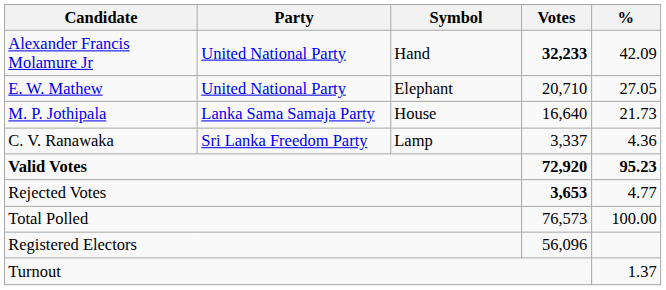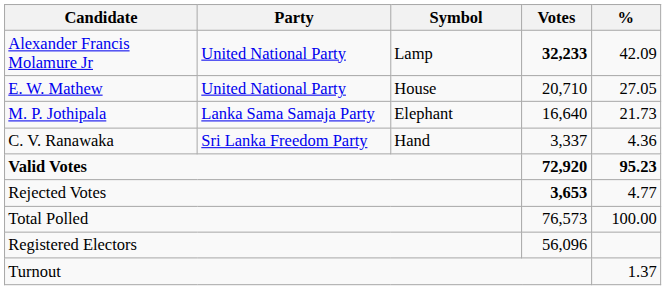(412, 52) Hand -> (414, 52) Lamp
(424, 88) Elephant -> (415, 88) House
(415, 114) House -> (424, 114) Elephant
(414, 140) Lamp -> (412, 140) Hand
